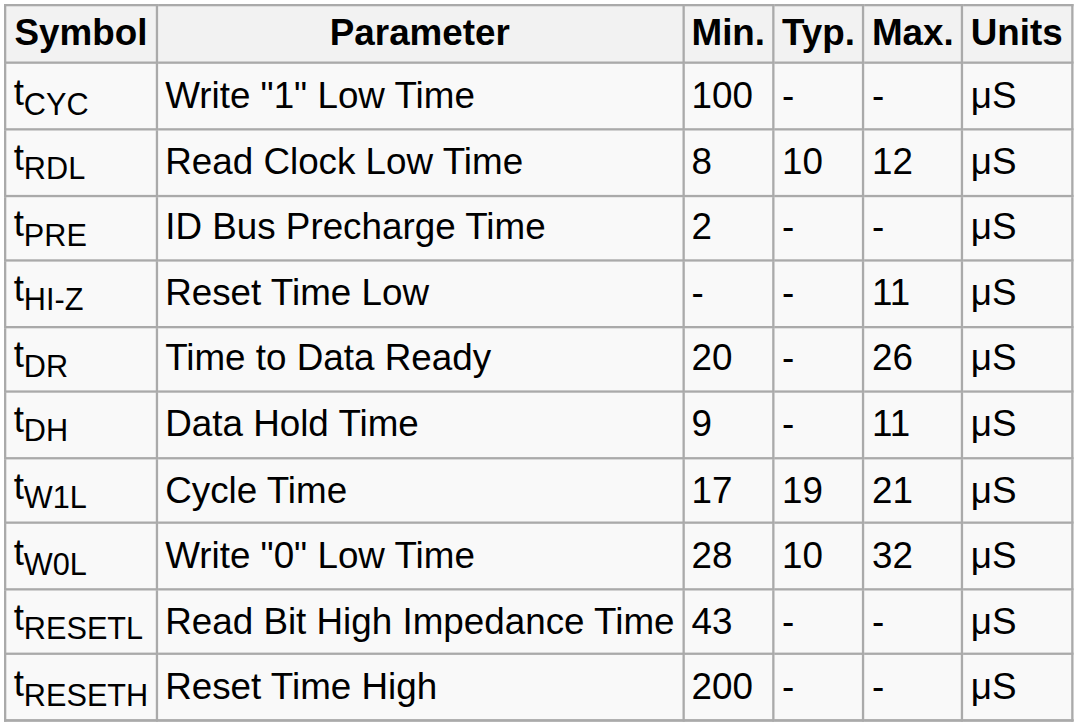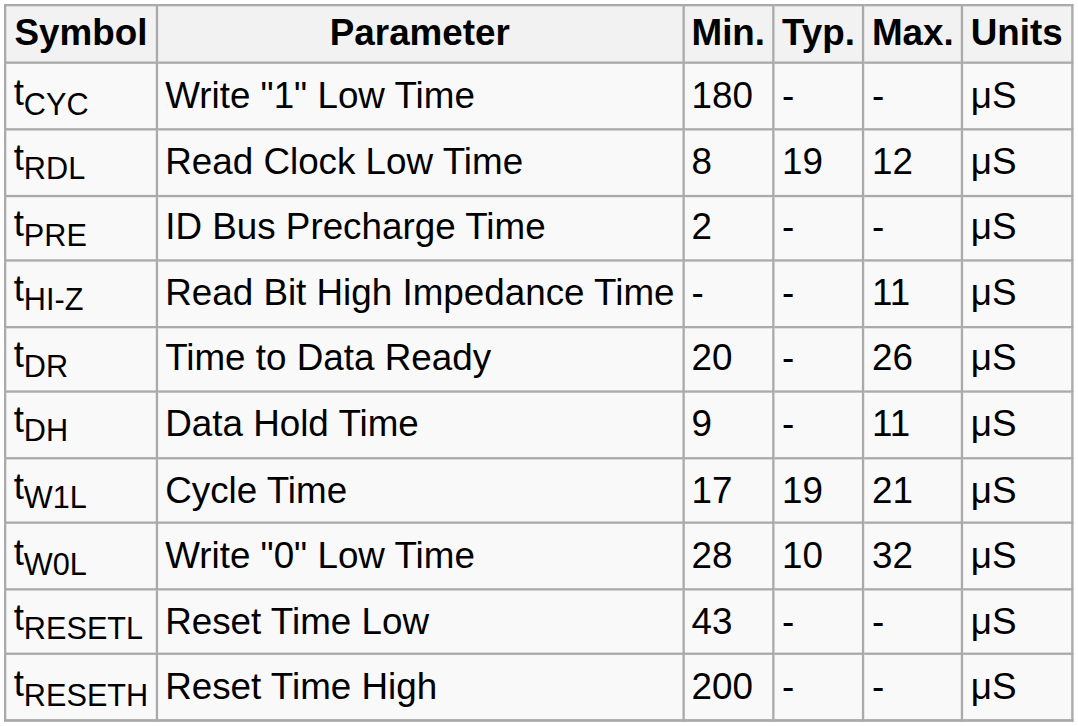(722, 95) 100 -> (722, 95) 180
(803, 161) 10 -> (803, 161) 19
(297, 292) Reset Time Low -> (420, 292) Read Bit High Impedance Time
(420, 621) Read Bit High Impedance Time -> (297, 621) Reset Time Low
